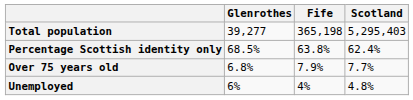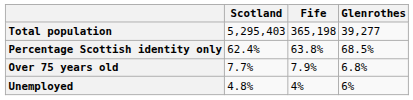columns swapped: (260, 13) <-> (377, 13)
